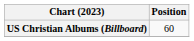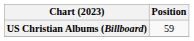(169, 28) 60 -> (169, 28) 59
